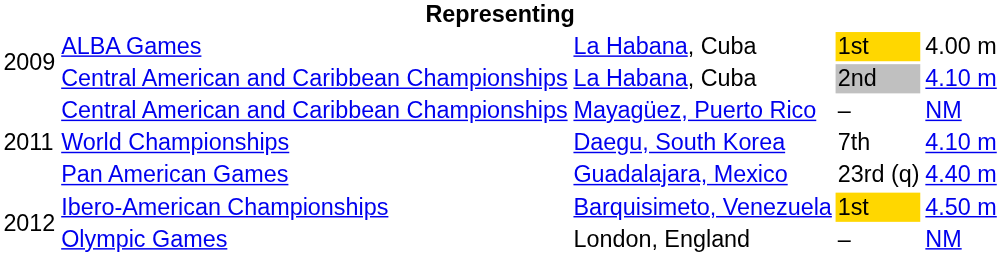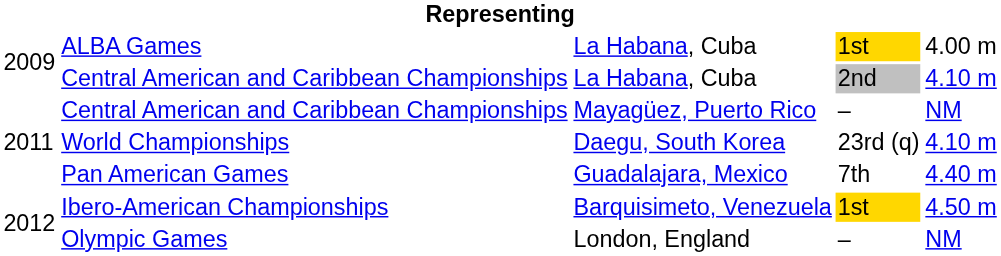(854, 142) 7th -> (879, 142) 23rd (q)
(879, 174) 23rd (q) -> (854, 174) 7th
